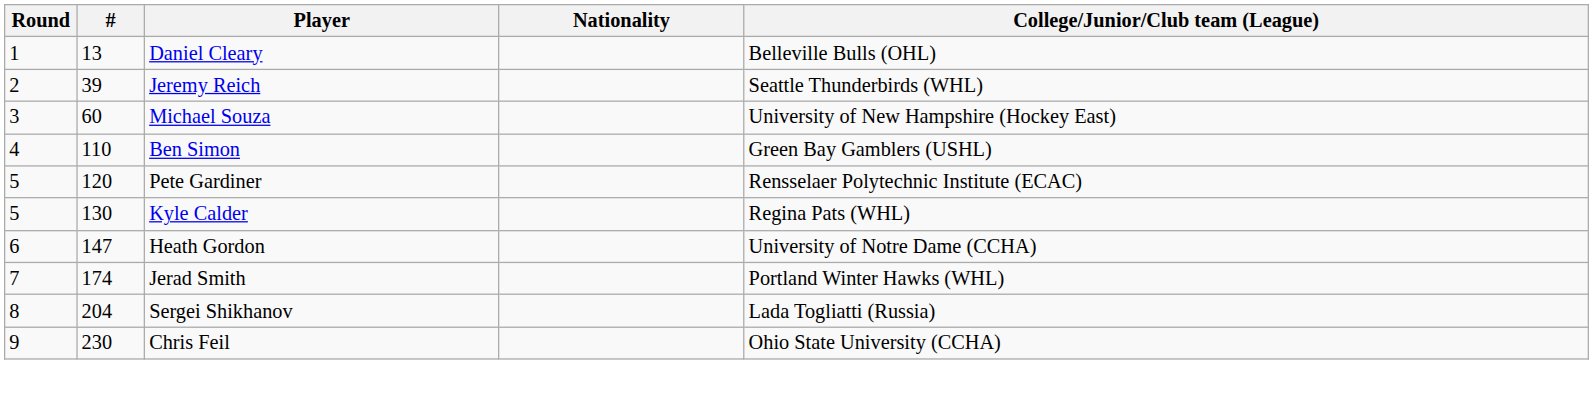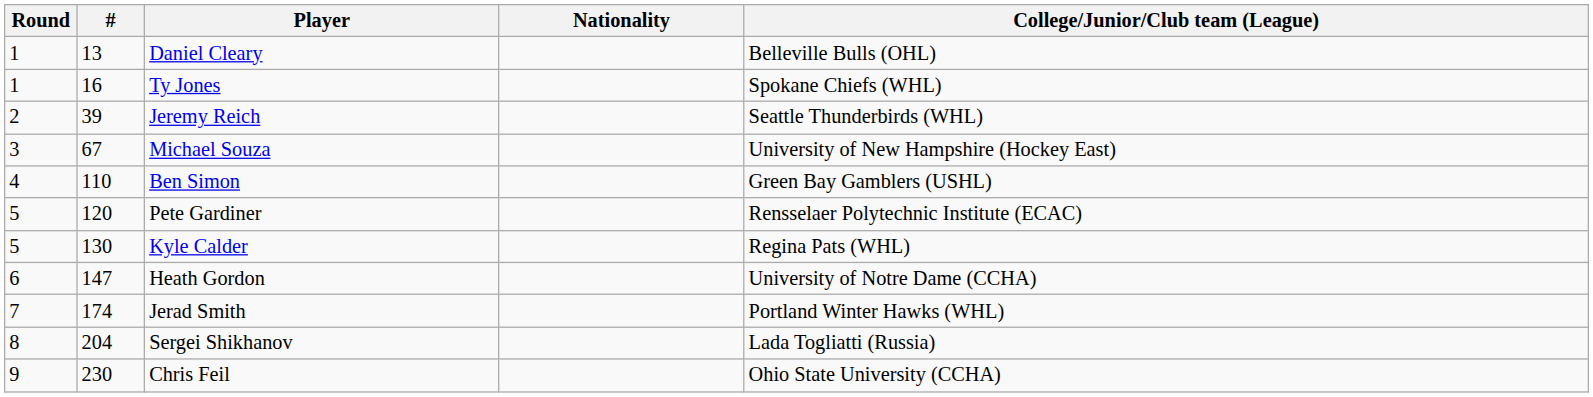+ row: (185, 85)
(92, 117) 60 -> (92, 149) 67
